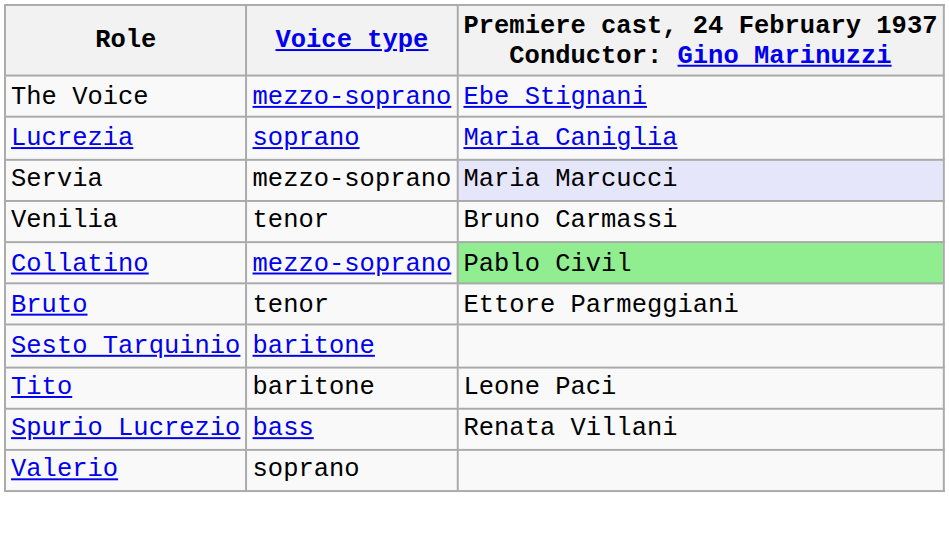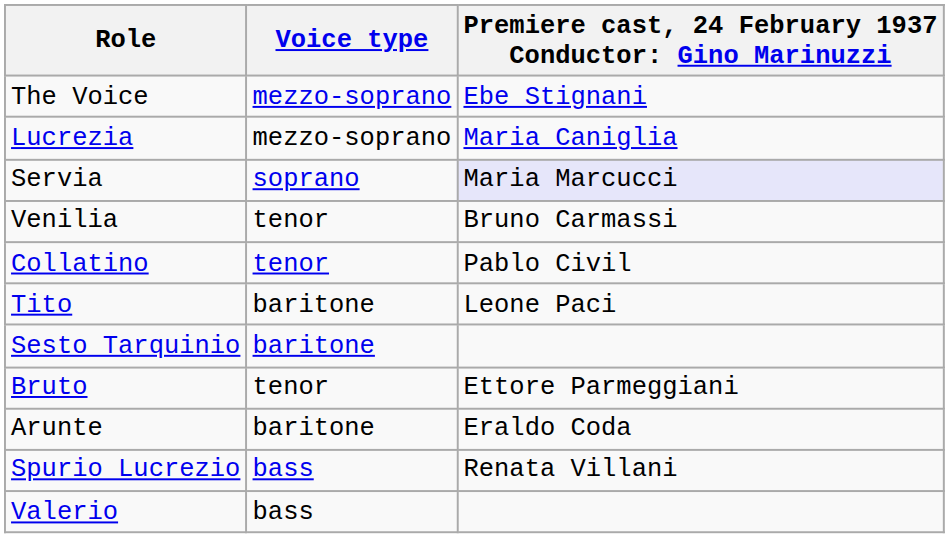(306, 138) soprano -> (352, 138) mezzo-soprano
(352, 180) mezzo-soprano -> (306, 180) soprano
(352, 263) mezzo-soprano -> (291, 263) tenor
(548, 263) lightgreen background -> (548, 263) no background
rows swapped: (49, 304) <-> (42, 387)
+ row: (57, 429)
(306, 470) soprano -> (283, 512) bass
